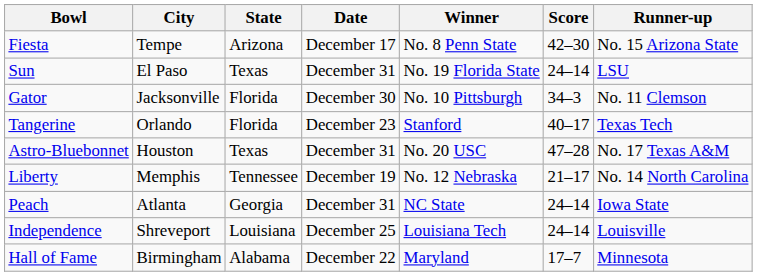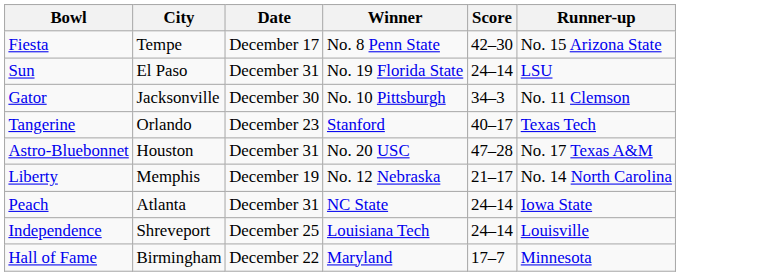- column: (264, 17)
